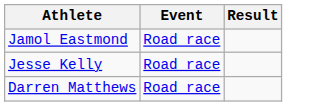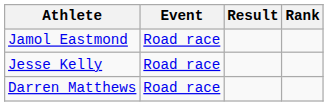+ column: (303, 16)
